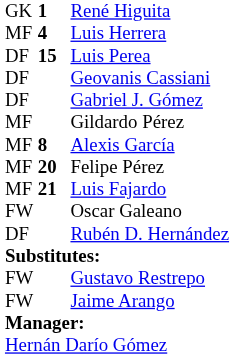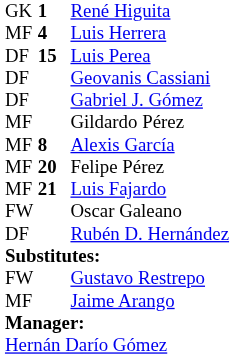(19, 300) FW -> (19, 300) MF
